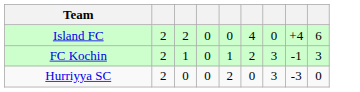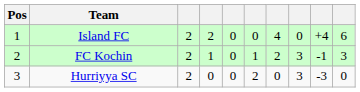+ column: (17, 14)
